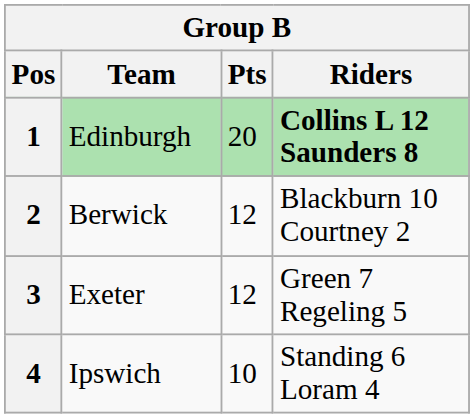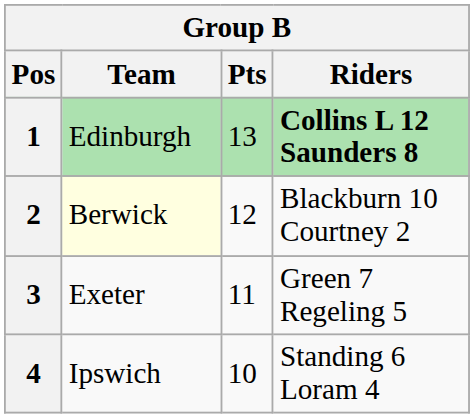(242, 136) 20 -> (242, 136) 13
(118, 215) no background -> (118, 215) lightyellow background
(242, 294) 12 -> (242, 294) 11
